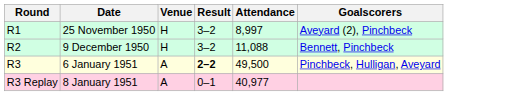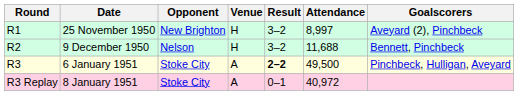+ column: (193, 13)
(252, 47) 11,088 -> (322, 47) 11,688
(252, 82) 40,977 -> (323, 82) 40,972
